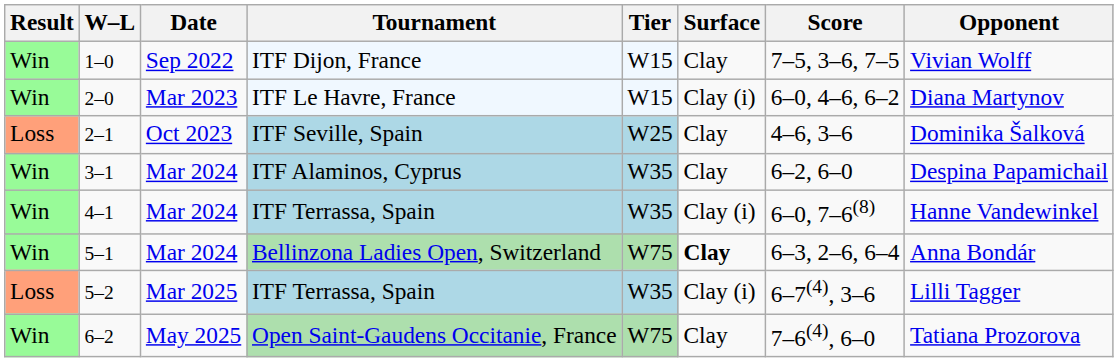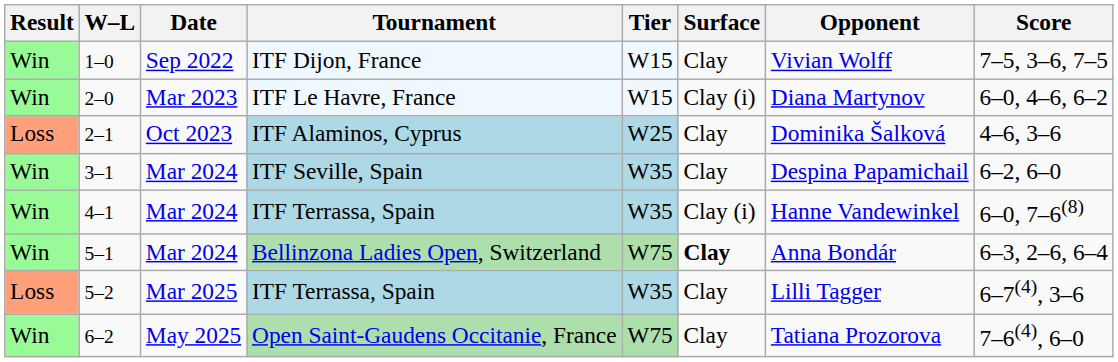columns swapped: (1009, 23) <-> (835, 23)
(337, 134) ITF Seville, Spain -> (357, 134) ITF Alaminos, Cyprus
(357, 171) ITF Alaminos, Cyprus -> (337, 171) ITF Seville, Spain
(720, 291) Clay (i) -> (706, 291) Clay
